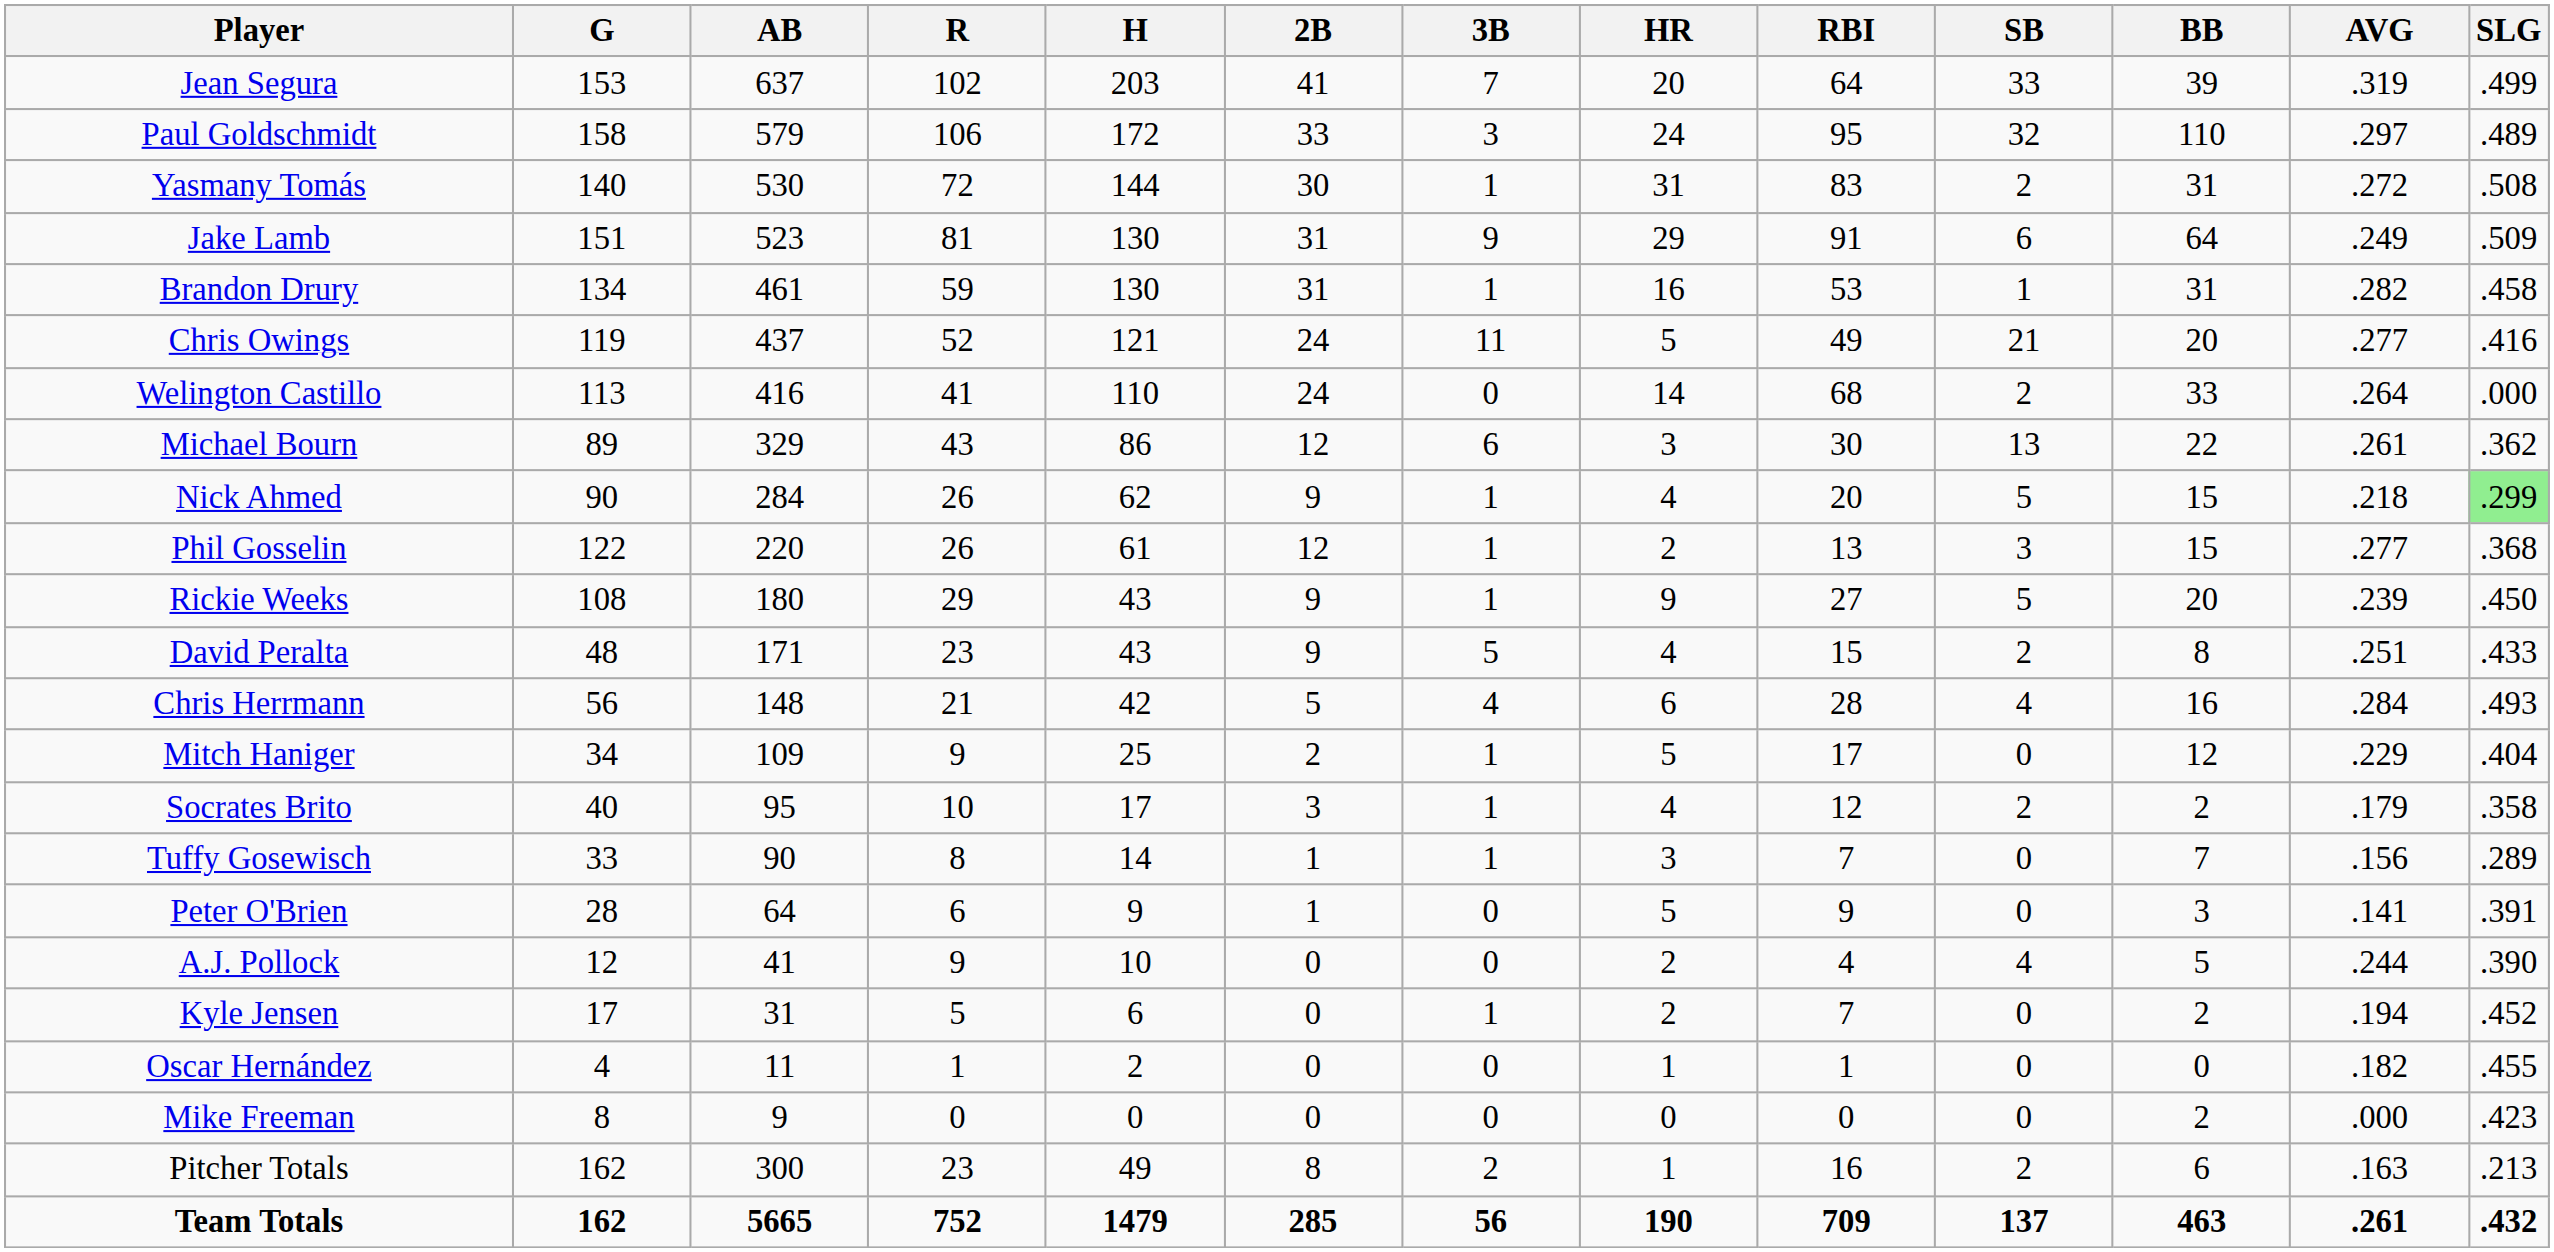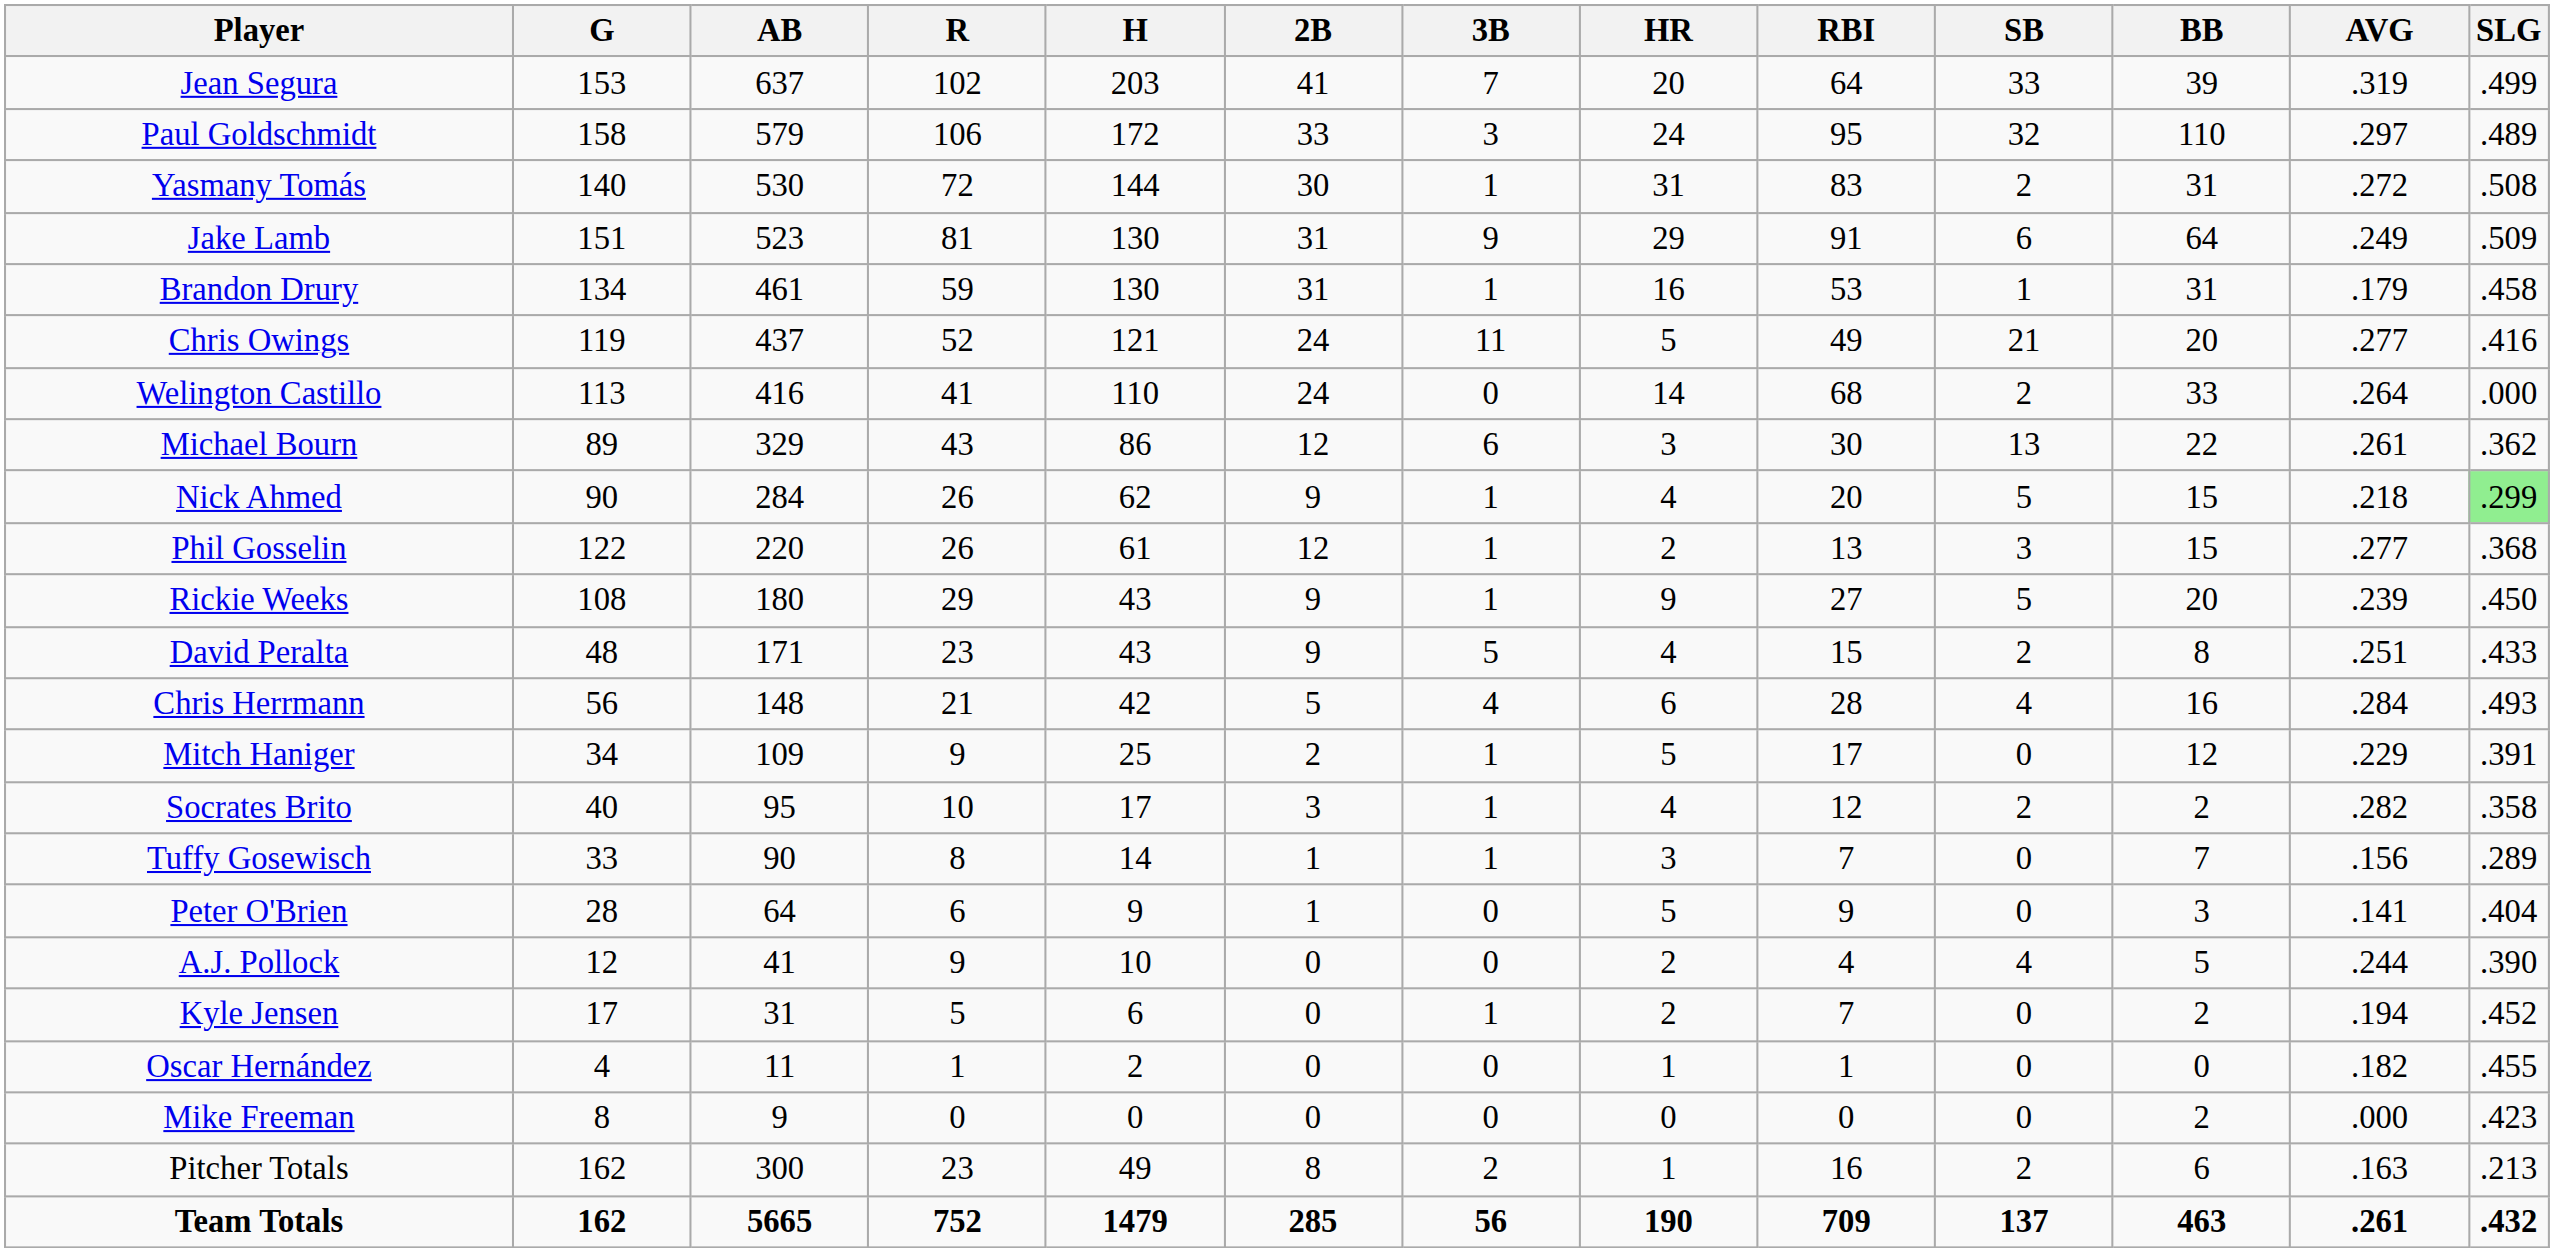(2380, 289) .282 -> (2380, 289) .179
(2509, 755) .404 -> (2509, 755) .391
(2380, 806) .179 -> (2380, 806) .282
(2509, 910) .391 -> (2509, 910) .404
